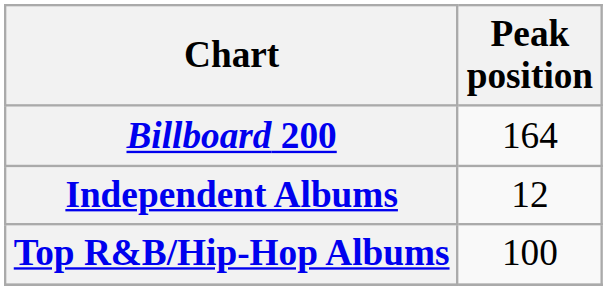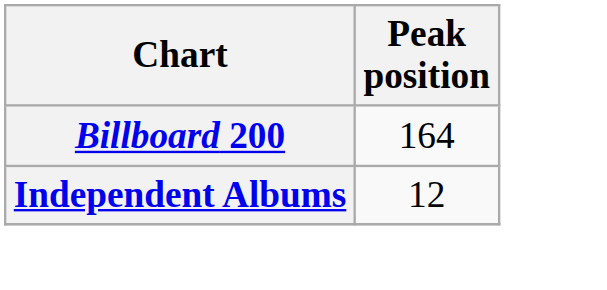- row: (232, 253)
